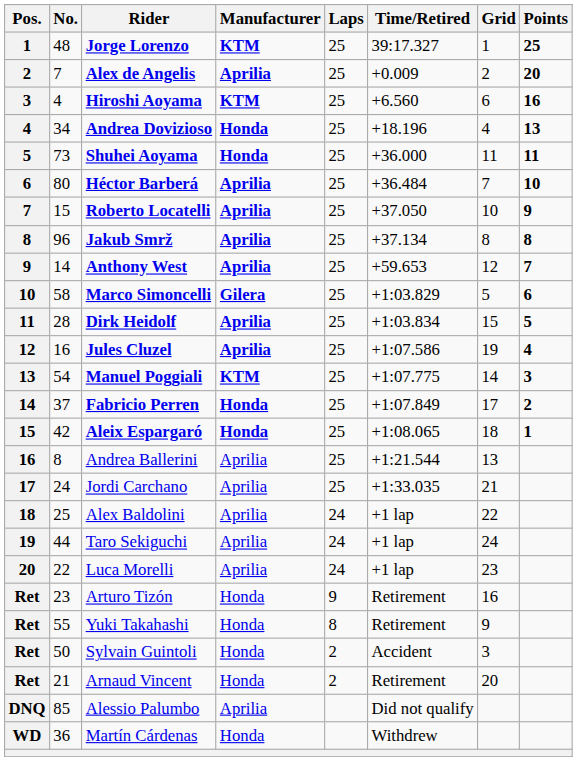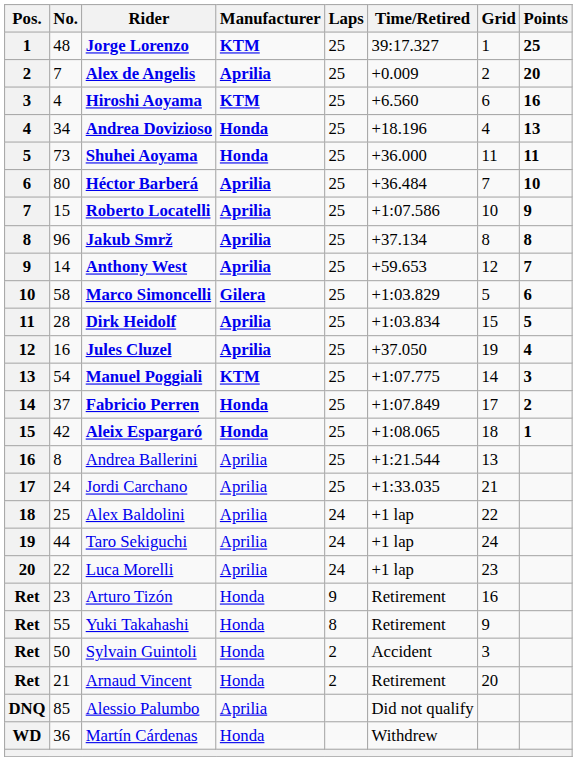(399, 211) +37.050 -> (406, 211) +1:07.586
(406, 349) +1:07.586 -> (399, 349) +37.050
